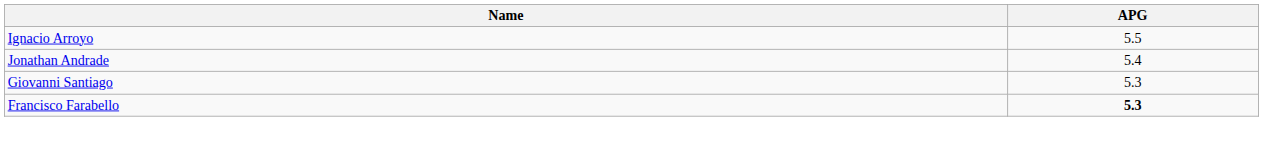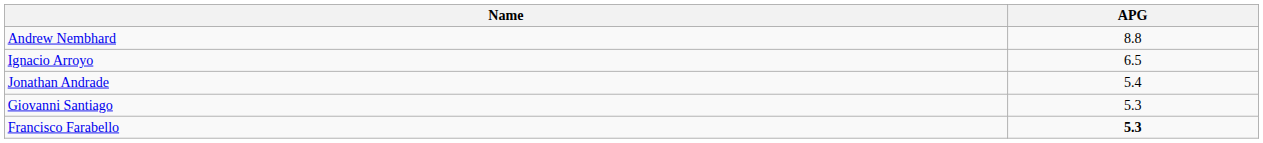+ row: (62, 37)
(1133, 37) 5.5 -> (1133, 60) 6.5
